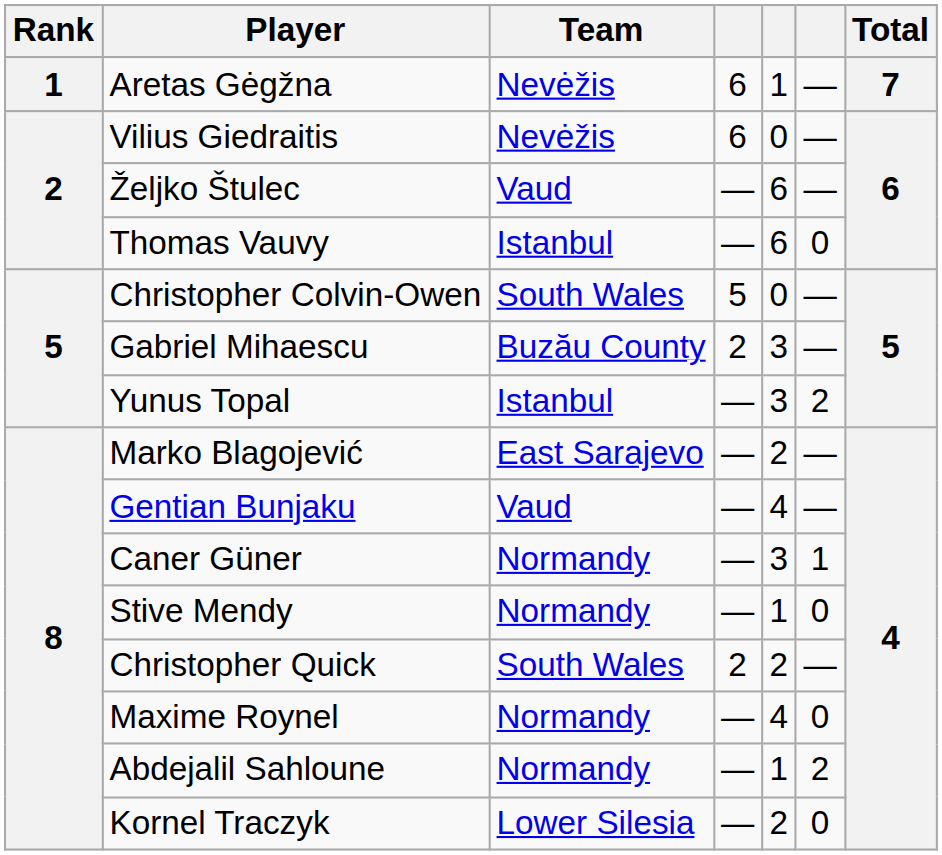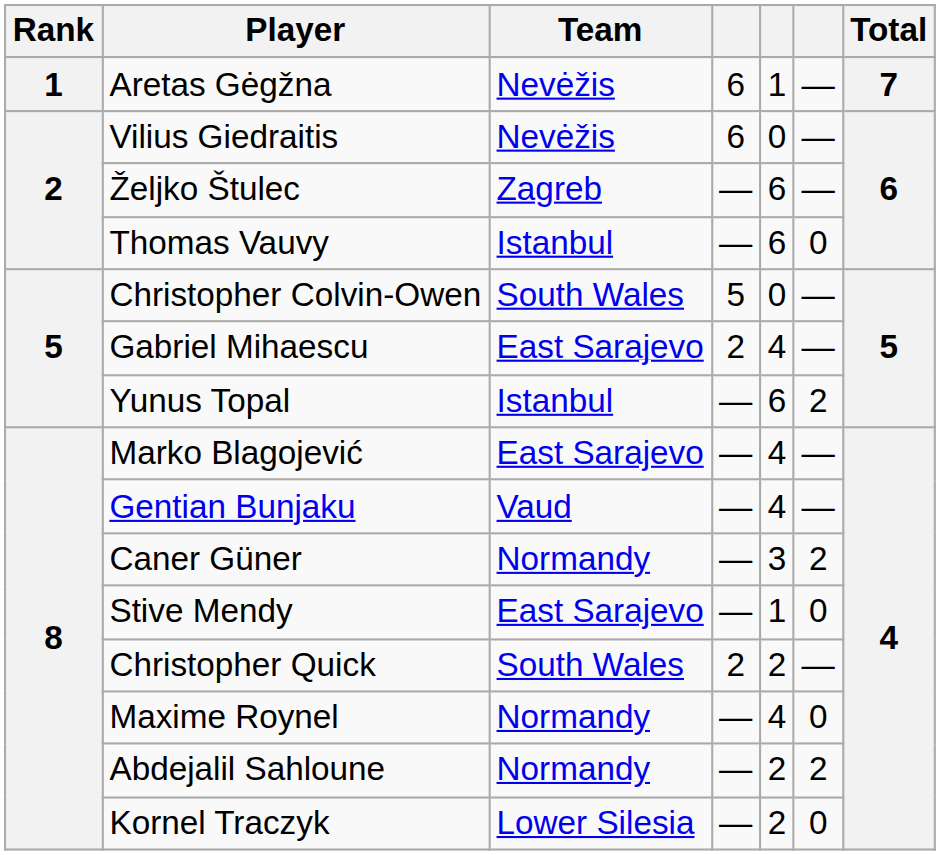(534, 189) Vaud -> (549, 189) Zagreb
(601, 347) Buzău County -> (600, 347) East Sarajevo
(779, 347) 3 -> (777, 347) 4
(779, 400) 3 -> (777, 400) 6
(779, 453) 2 -> (777, 453) 4
(820, 558) 1 -> (818, 558) 2
(573, 611) Normandy -> (600, 611) East Sarajevo
(779, 769) 1 -> (777, 769) 2
